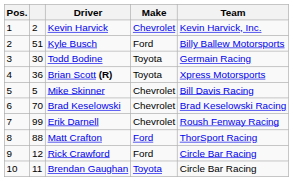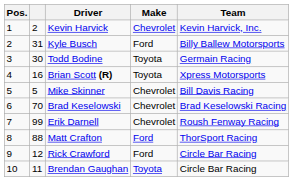(38, 44) 51 -> (38, 44) 31
(38, 75) 36 -> (38, 75) 16
